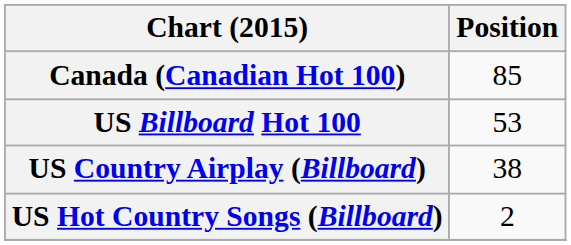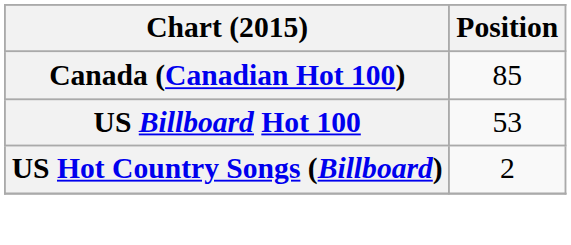- row: (227, 168)
